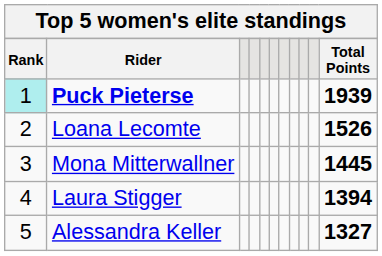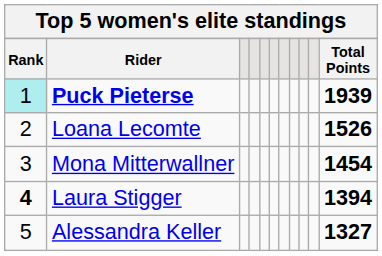(348, 163) 1445 -> (348, 163) 1454
(26, 198) normal -> (26, 198) bold
